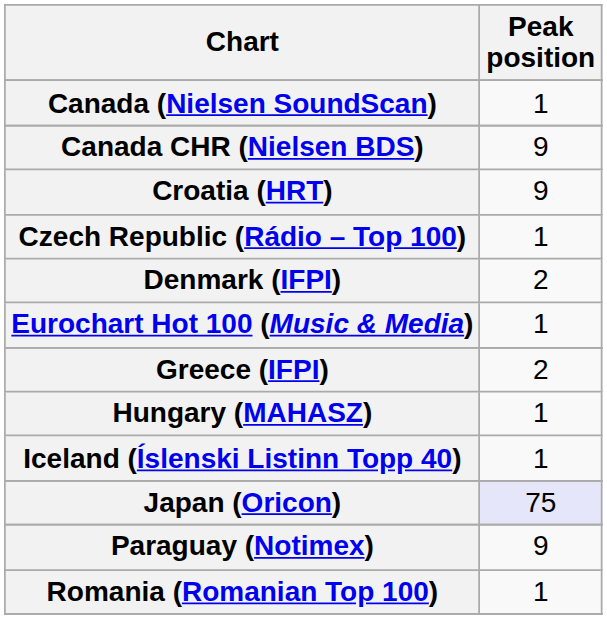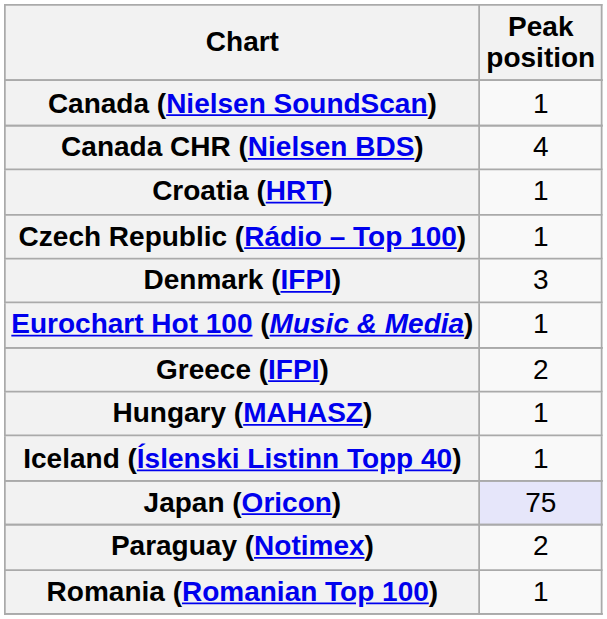(541, 147) 9 -> (541, 147) 4
(541, 191) 9 -> (541, 191) 1
(541, 280) 2 -> (541, 280) 3
(541, 546) 9 -> (541, 546) 2
